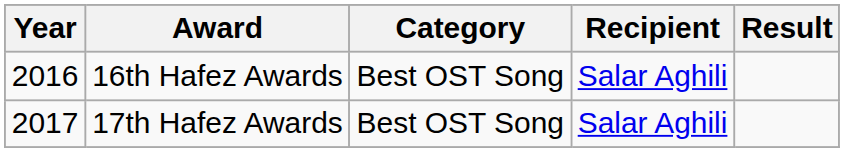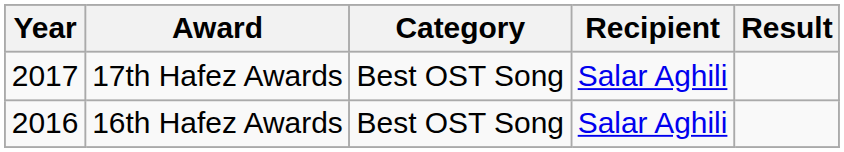rows swapped: (217, 75) <-> (217, 123)
